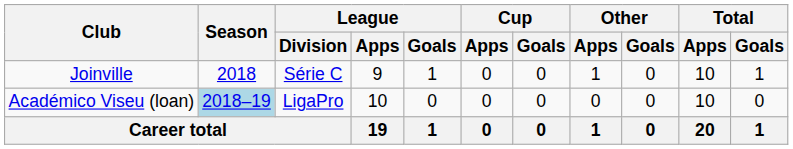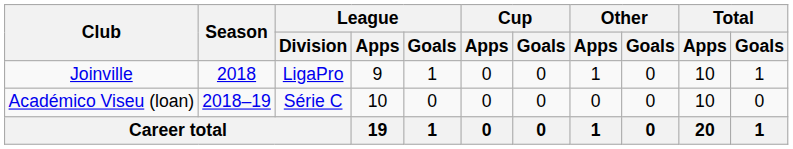(313, 74) Série C -> (313, 74) LigaPro
(237, 102) lightblue background -> (237, 102) no background
(313, 102) LigaPro -> (313, 102) Série C
